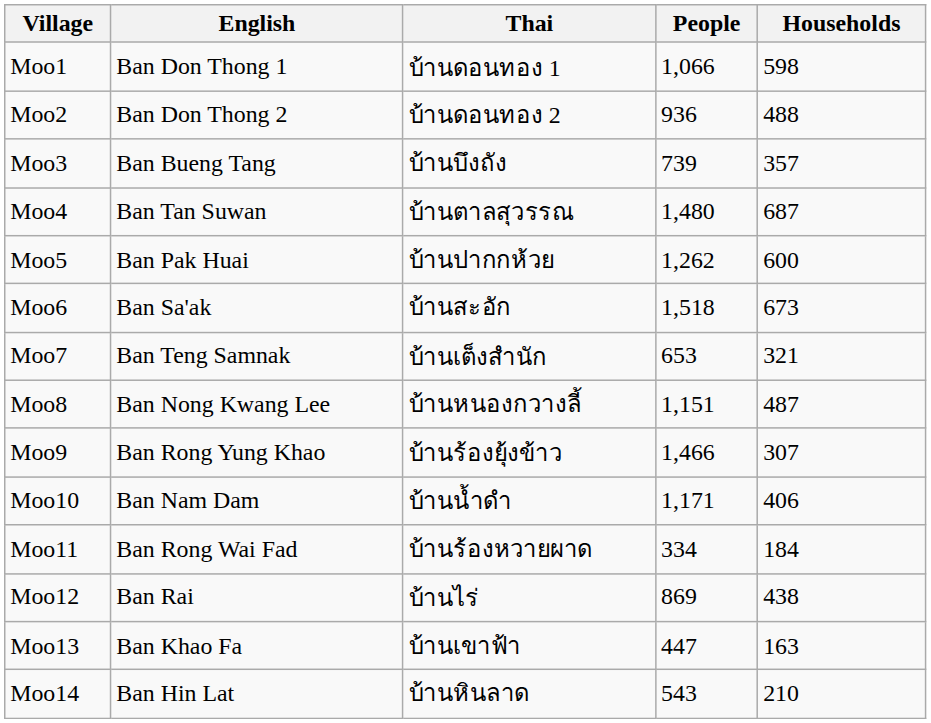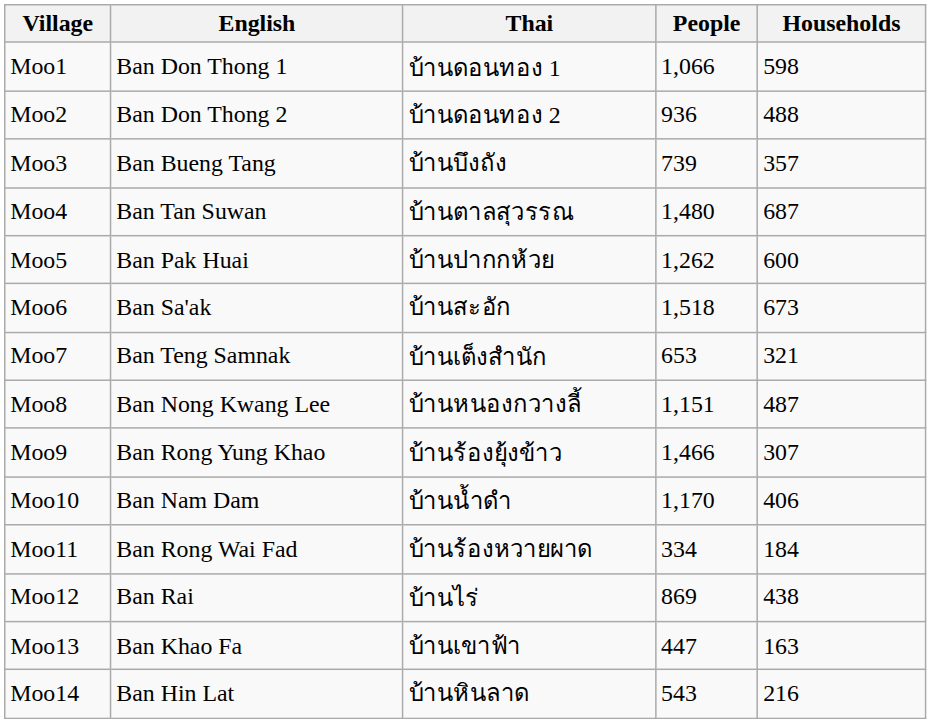(688, 500) 1,171 -> (688, 500) 1,170
(781, 693) 210 -> (781, 693) 216
